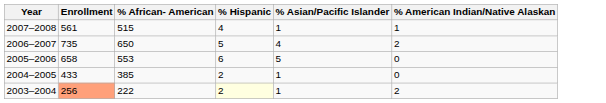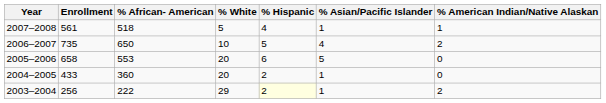+ column: (237, 12)
(125, 28) 515 -> (125, 28) 518
(125, 75) 385 -> (125, 75) 360
(69, 91) lightsalmon background -> (69, 91) no background
